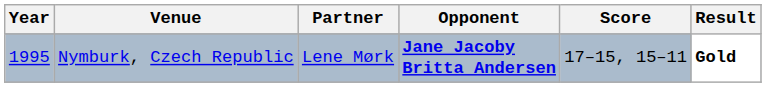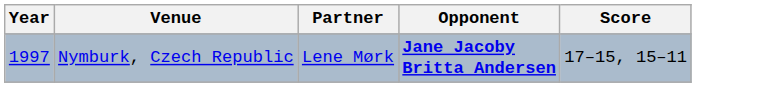- column: (726, 19)
(29, 58) 1995 -> (29, 58) 1997
